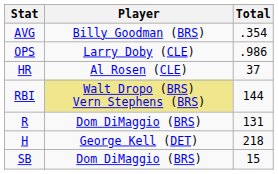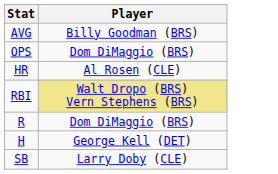- column: (253, 14)
(139, 52) Larry Doby (CLE) -> (132, 52) Dom DiMaggio (BRS)
(139, 159) Dom DiMaggio (BRS) -> (132, 159) Larry Doby (CLE)
